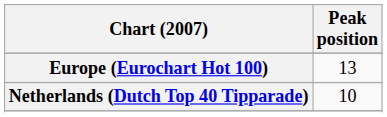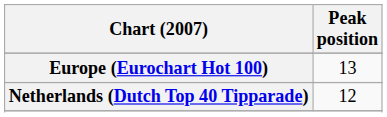(347, 96) 10 -> (347, 96) 12
